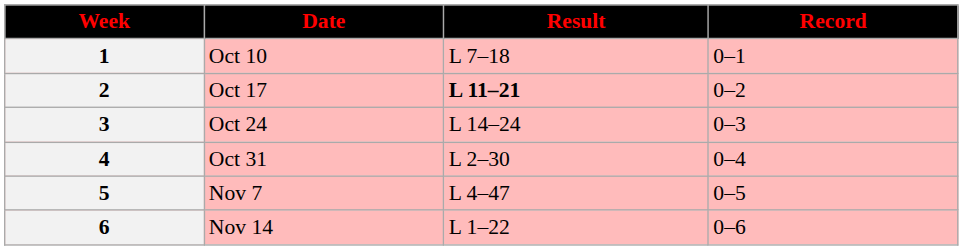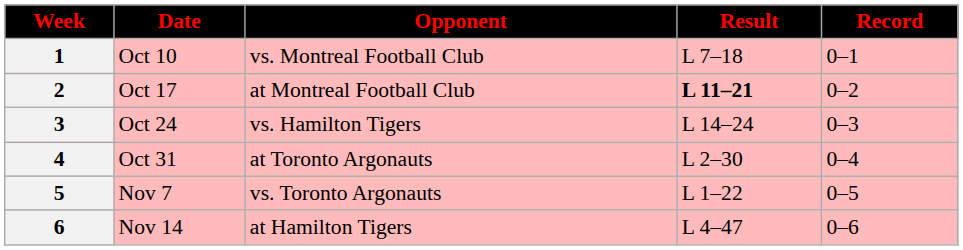+ column: (461, 21)
(479, 192) L 4–47 -> (712, 192) L 1–22
(479, 227) L 1–22 -> (712, 227) L 4–47
